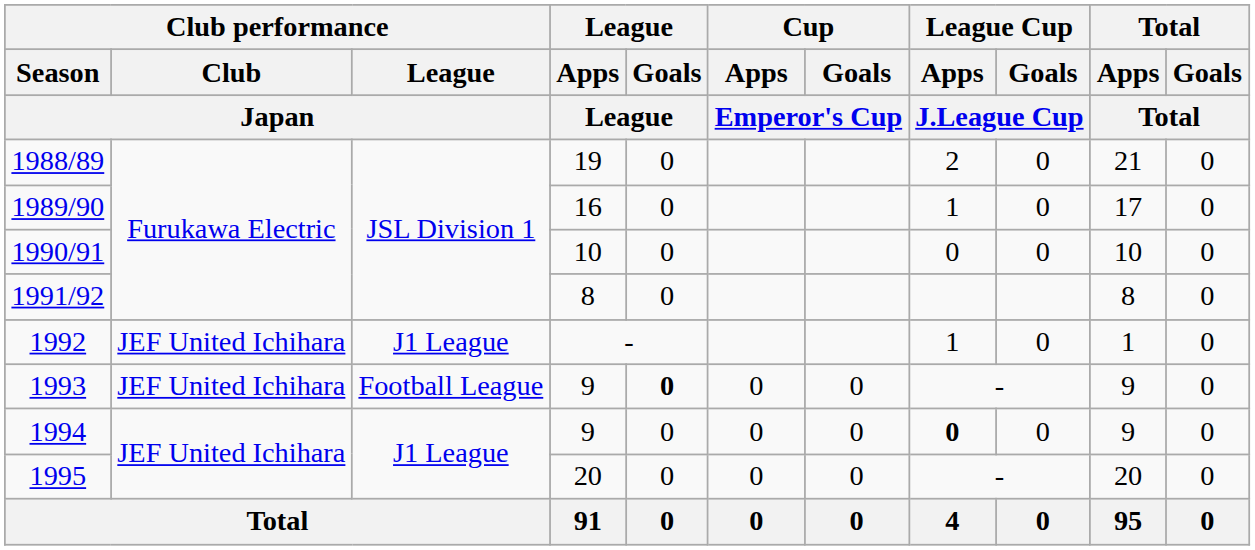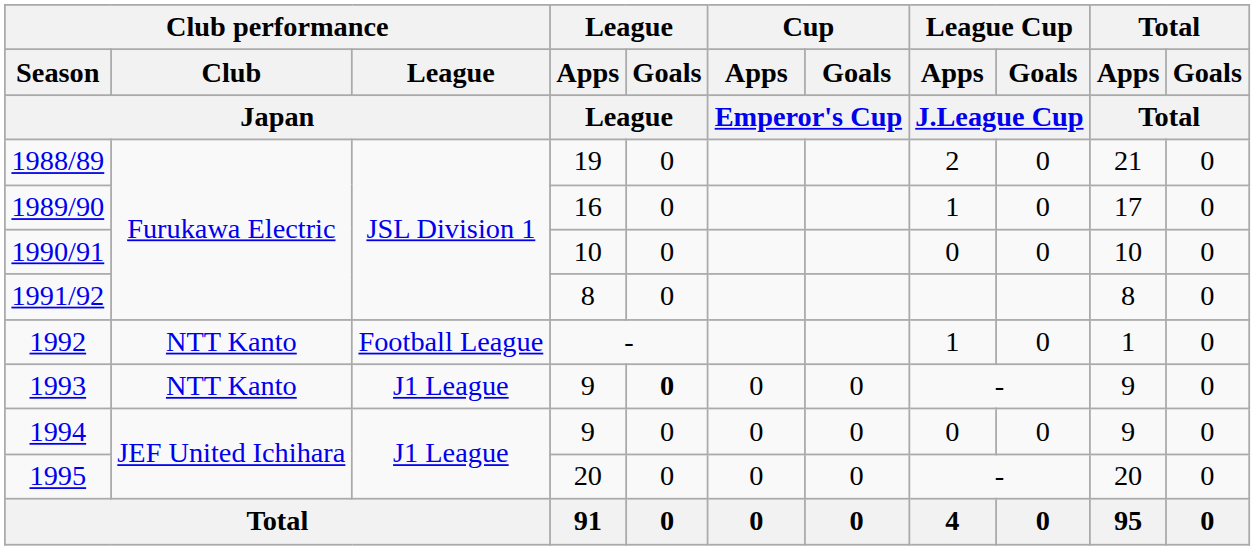(231, 341) JEF United Ichihara -> (231, 341) NTT Kanto
(451, 341) J1 League -> (451, 341) Football League
(231, 386) JEF United Ichihara -> (231, 386) NTT Kanto
(451, 386) Football League -> (451, 386) J1 League
(952, 431) bold -> (952, 431) normal
